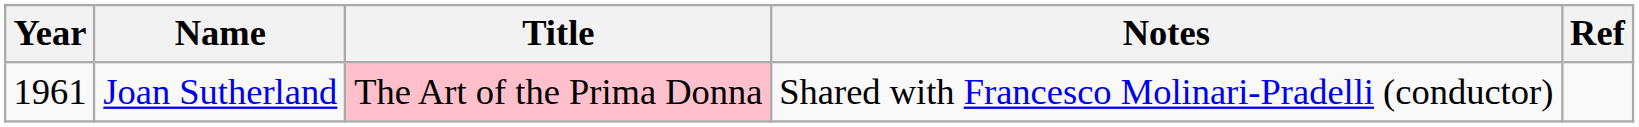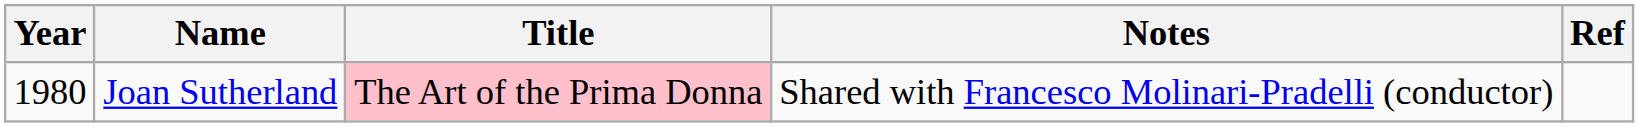(50, 91) 1961 -> (50, 91) 1980
